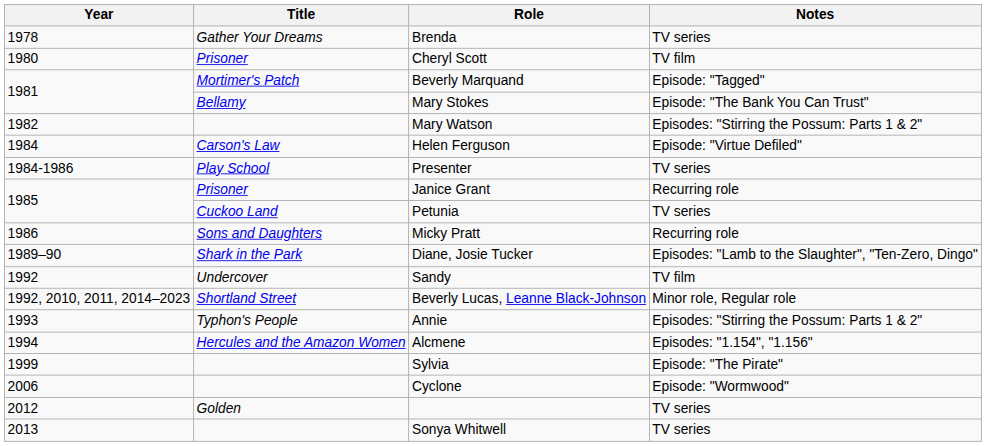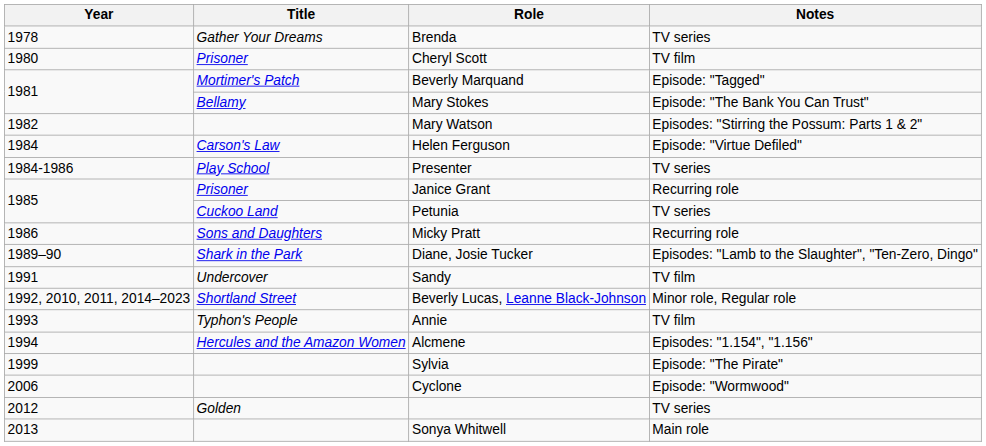(23, 277) 1992 -> (23, 277) 1991
(787, 320) Episodes: "Stirring the Possum: Parts 1 & 2" -> (674, 320) TV film
(681, 430) TV series -> (681, 430) Main role
